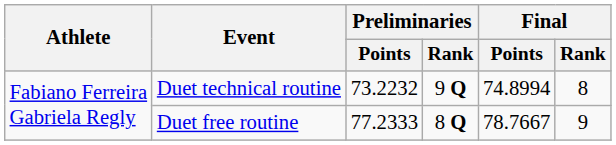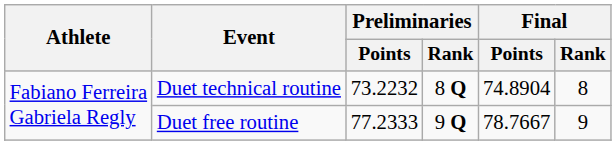(451, 88) 9 Q -> (451, 88) 8 Q
(517, 88) 74.8994 -> (517, 88) 74.8904
(451, 122) 8 Q -> (451, 122) 9 Q
